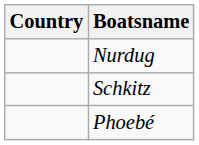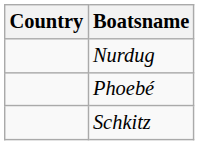rows swapped: (124, 122) <-> (122, 89)
